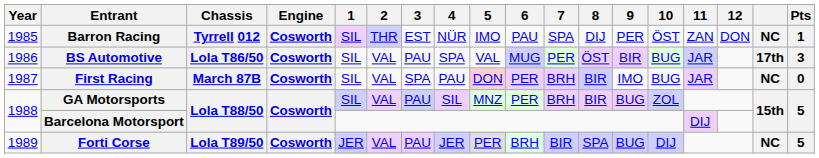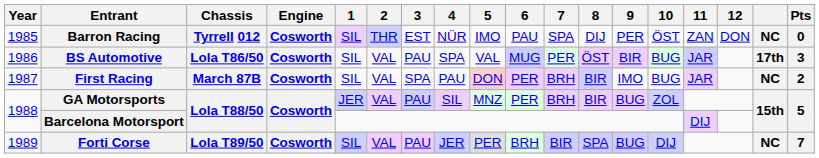(801, 36) 1 -> (801, 36) 0
(801, 78) 0 -> (801, 78) 2
(351, 100) SIL -> (351, 100) JER
(351, 142) JER -> (351, 142) SIL
(801, 142) 5 -> (801, 142) 7
